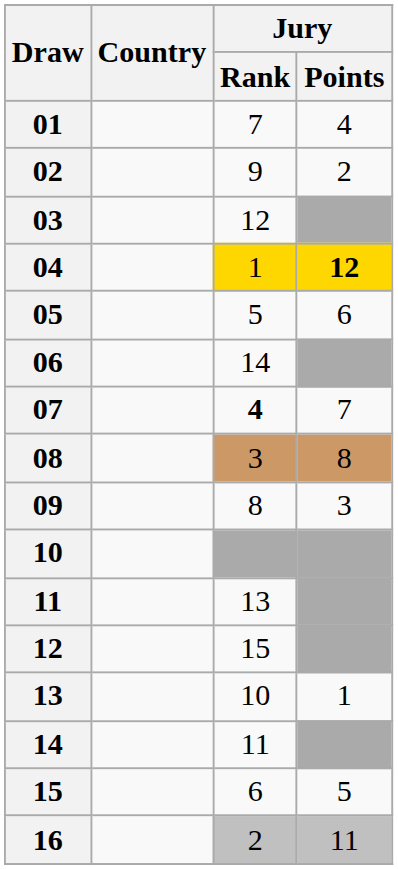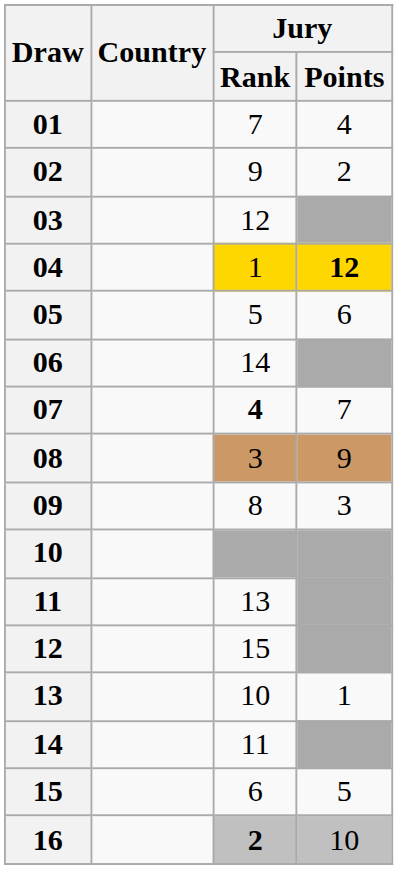(344, 457) 8 -> (344, 457) 9
(255, 839) normal -> (255, 839) bold
(344, 839) 11 -> (344, 839) 10
